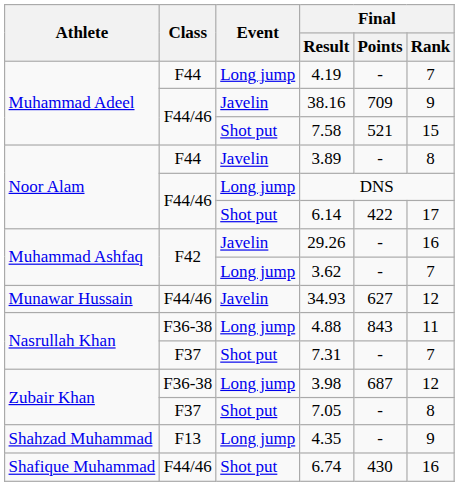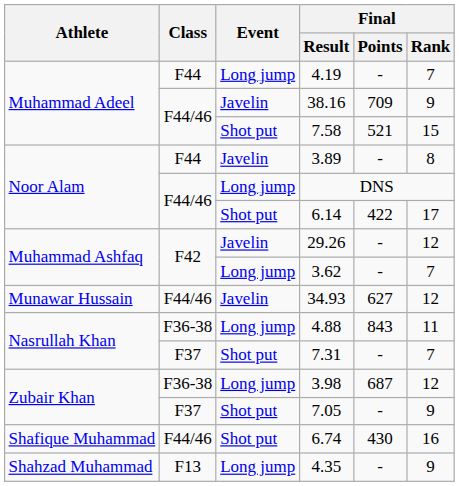(431, 243) 16 -> (431, 243) 12
(431, 411) 8 -> (431, 411) 9
rows swapped: (326, 467) <-> (326, 439)
